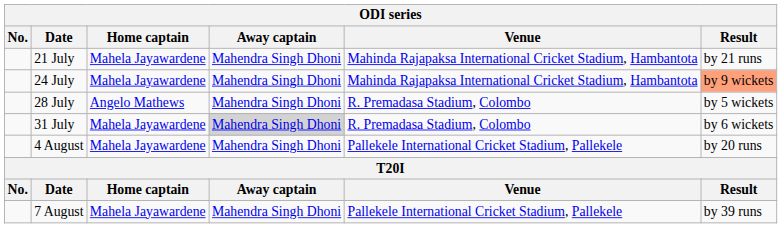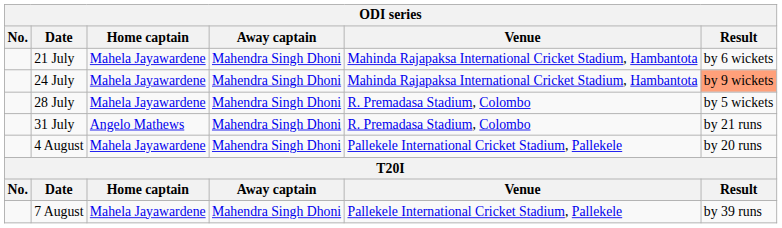(733, 59) by 21 runs -> (739, 59) by 6 wickets
(137, 102) Angelo Mathews -> (148, 102) Mahela Jayawardene
(148, 124) Mahela Jayawardene -> (137, 124) Angelo Mathews
(277, 124) lightgrey background -> (277, 124) no background
(739, 124) by 6 wickets -> (733, 124) by 21 runs
